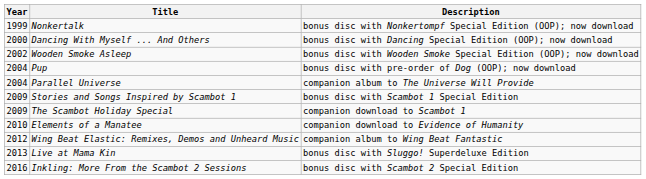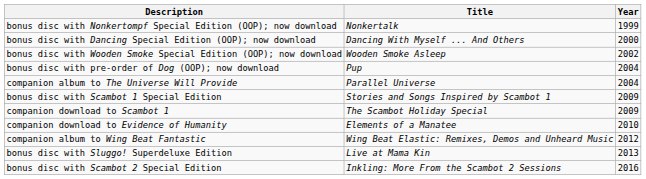columns swapped: (17, 11) <-> (471, 11)
